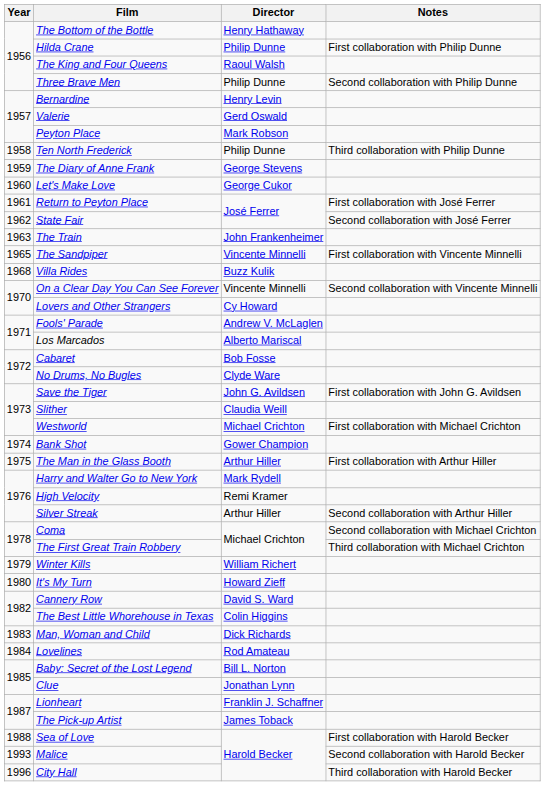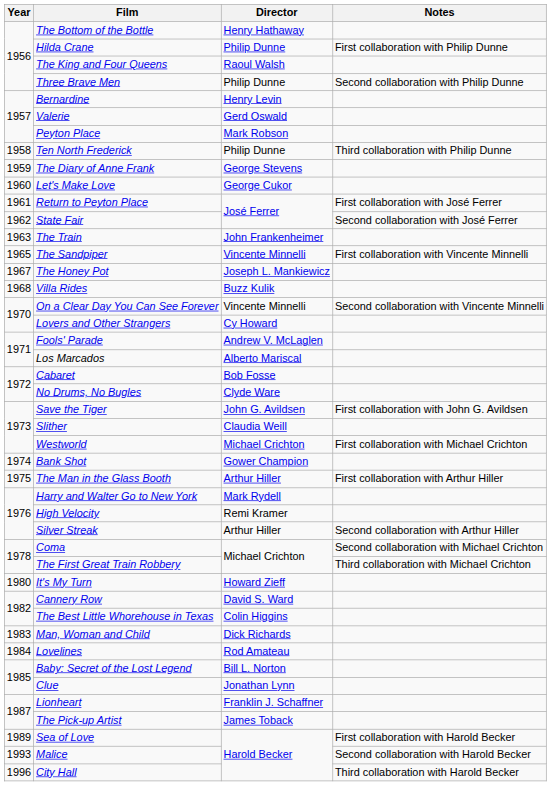+ row: (72, 271)
- row: (63, 565)
(19, 737) 1988 -> (19, 737) 1989
